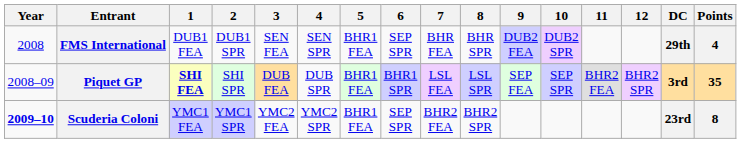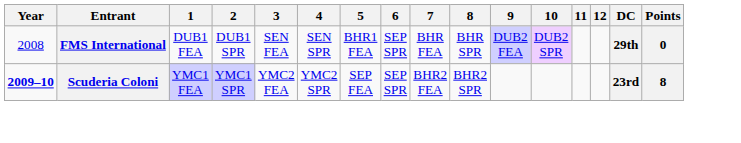(715, 44) 4 -> (663, 44) 0
- row: (113, 81)
(361, 119) BHR1 FEA -> (361, 81) SEP FEA
